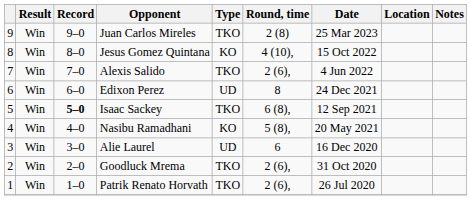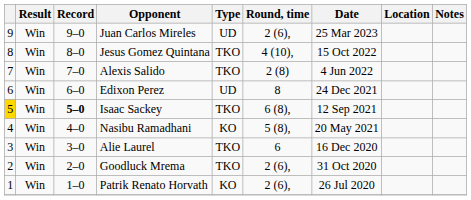(228, 33) TKO -> (228, 33) UD
(278, 33) 2 (8) -> (278, 33) 2 (6),
(228, 52) KO -> (228, 52) TKO
(278, 71) 2 (6), -> (278, 71) 2 (8)
(10, 109) no background -> (10, 109) gold background
(228, 147) UD -> (228, 147) TKO
(228, 185) TKO -> (228, 185) KO
